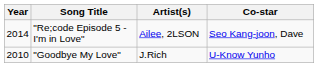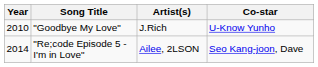rows swapped: (77, 54) <-> (80, 33)
